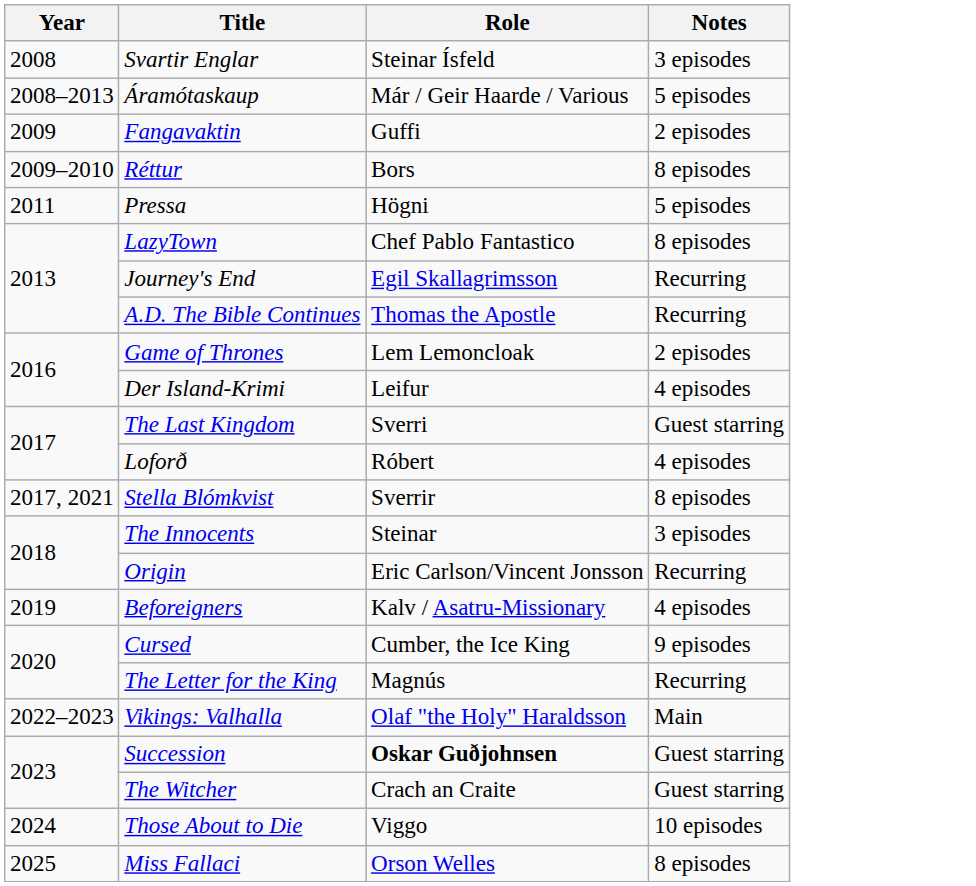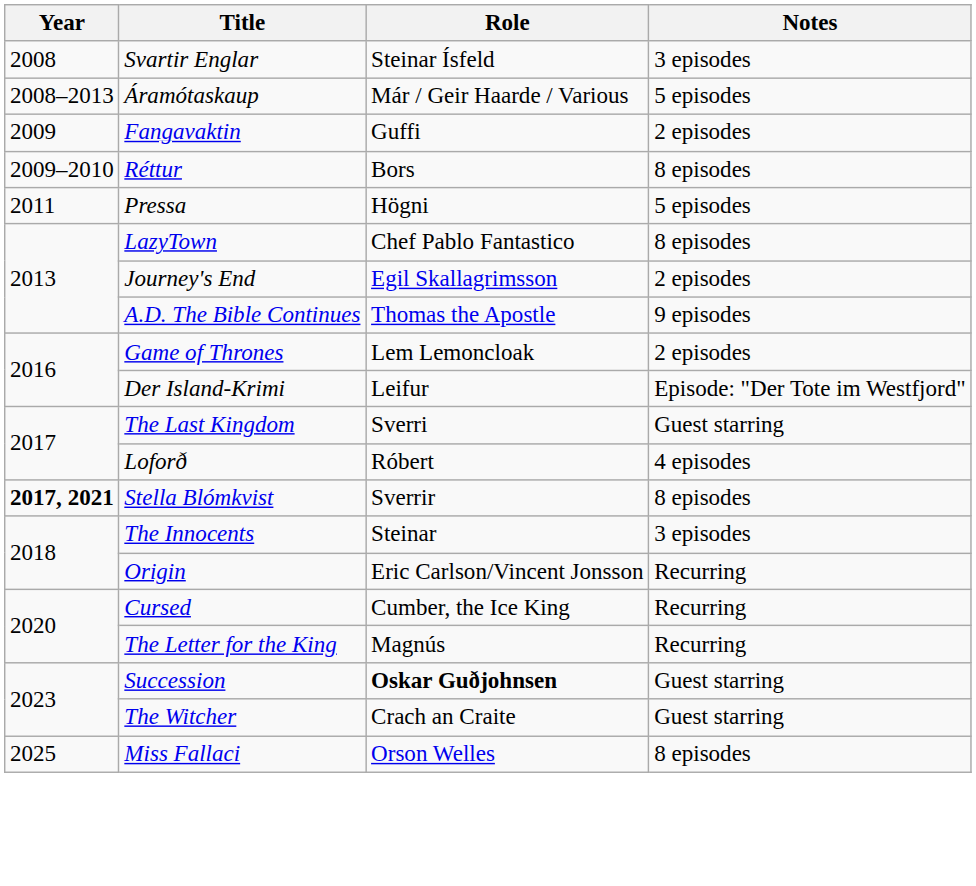(700, 278) Recurring -> (703, 278) 2 episodes
(700, 315) Recurring -> (703, 315) 9 episodes
(703, 388) 4 episodes -> (810, 388) Episode: "Der Tote im Westfjord"
(62, 497) normal -> (62, 497) bold
- row: (183, 607)
(703, 643) 9 episodes -> (700, 607) Recurring
- row: (203, 717)
- row: (213, 826)
